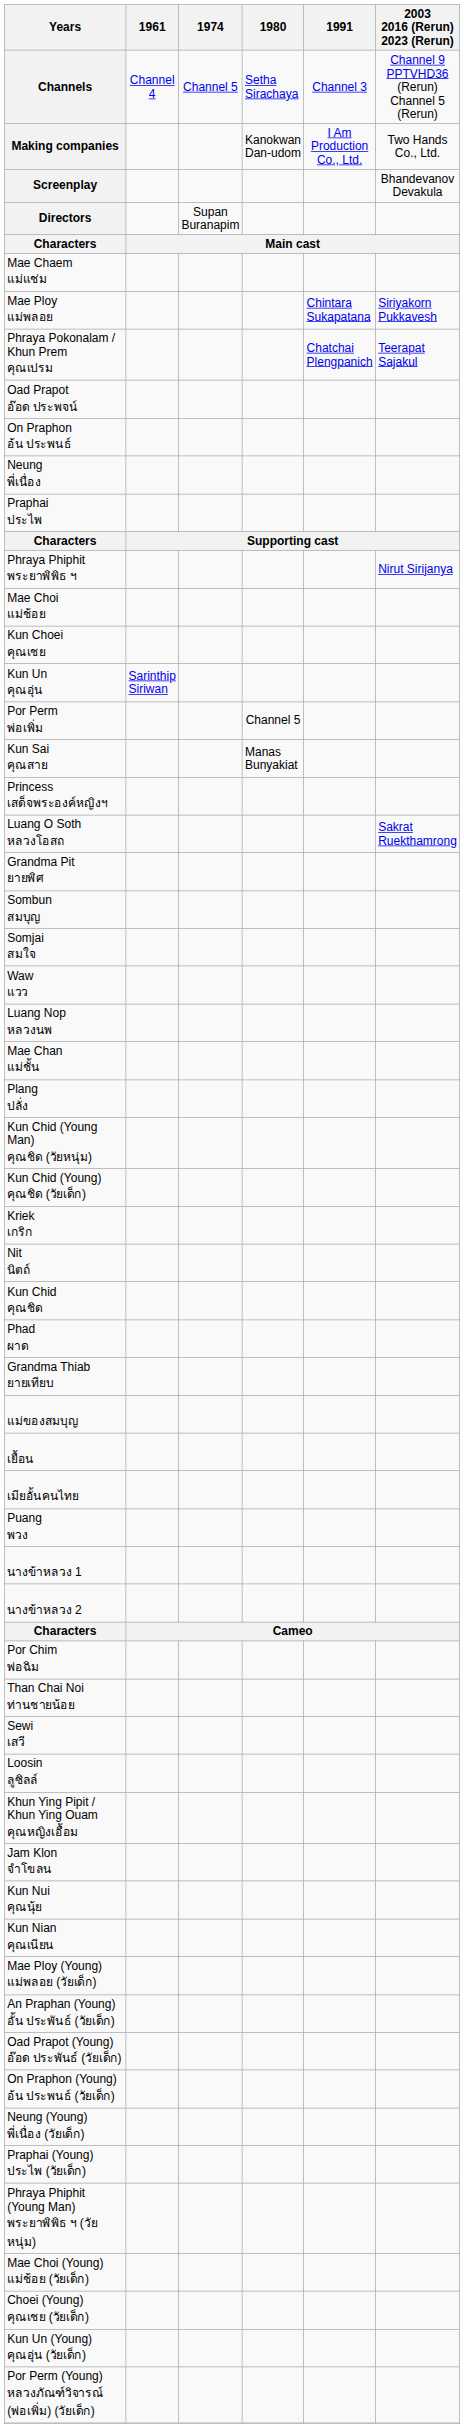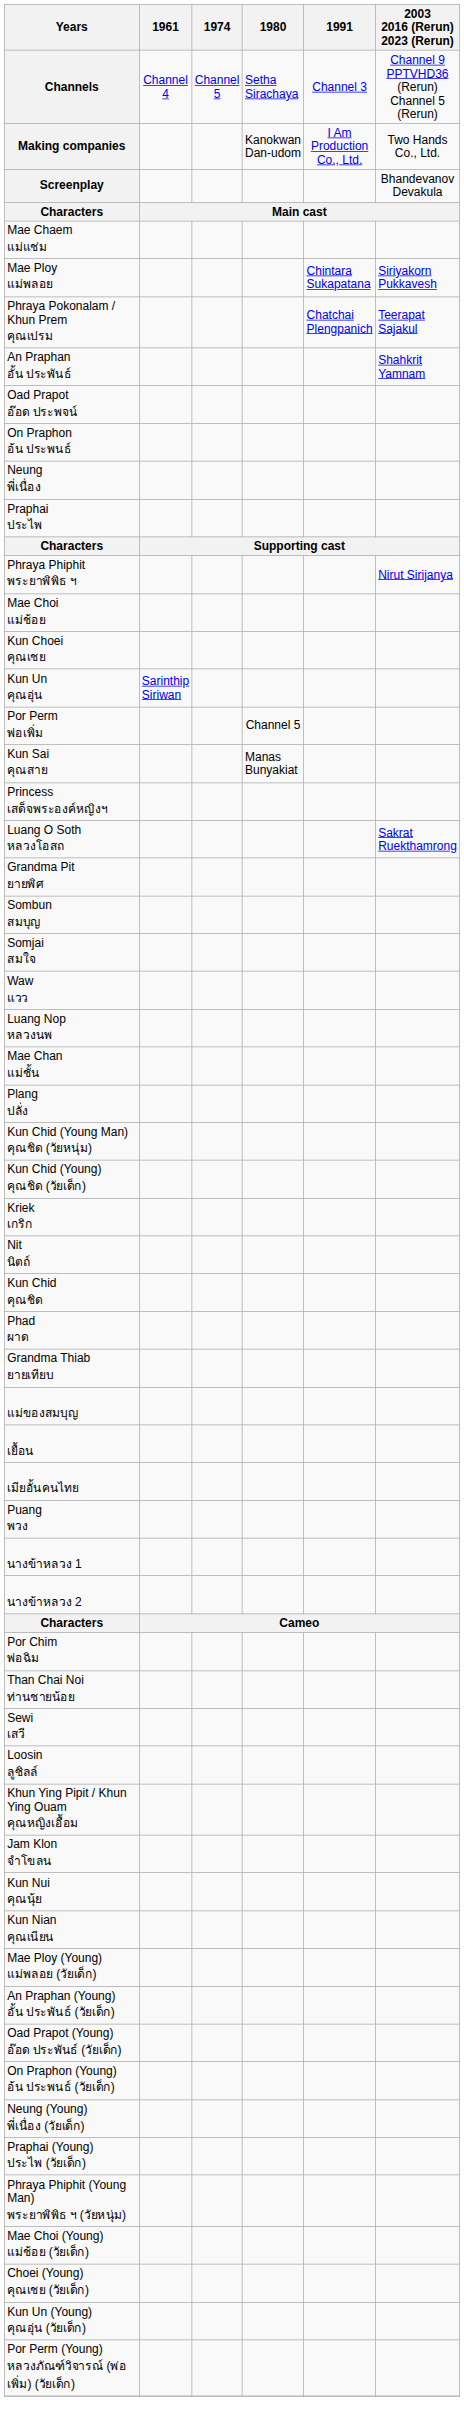- row: (65, 218)
+ row: (39, 365)
